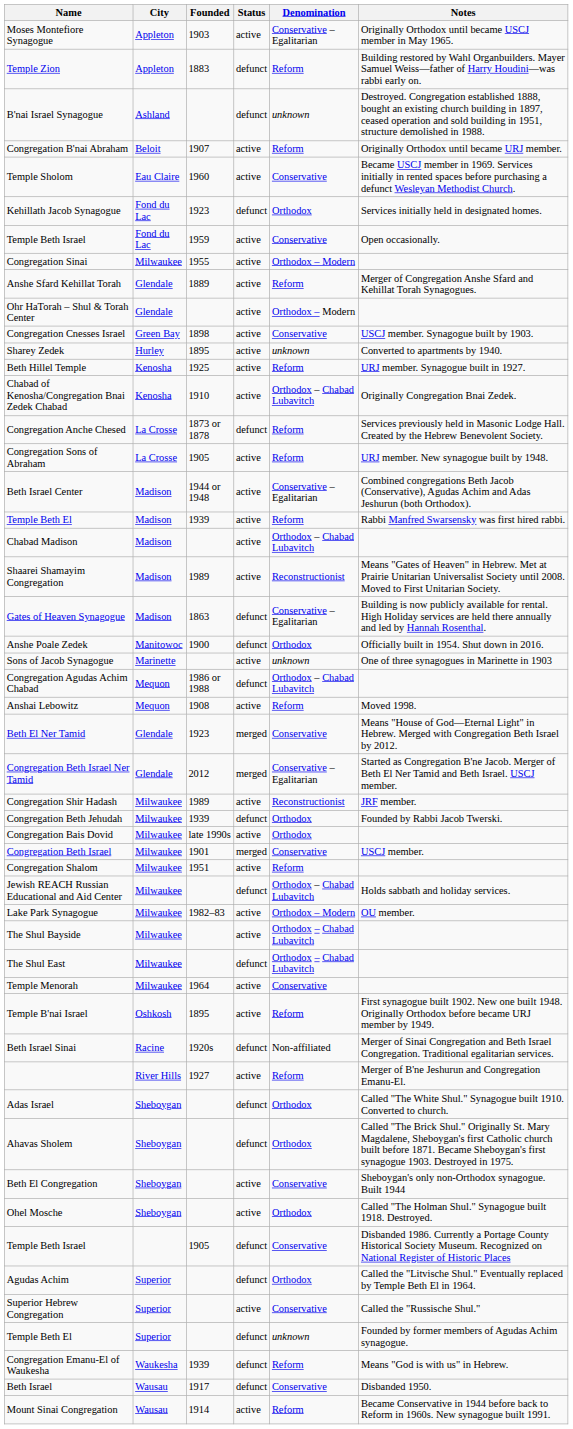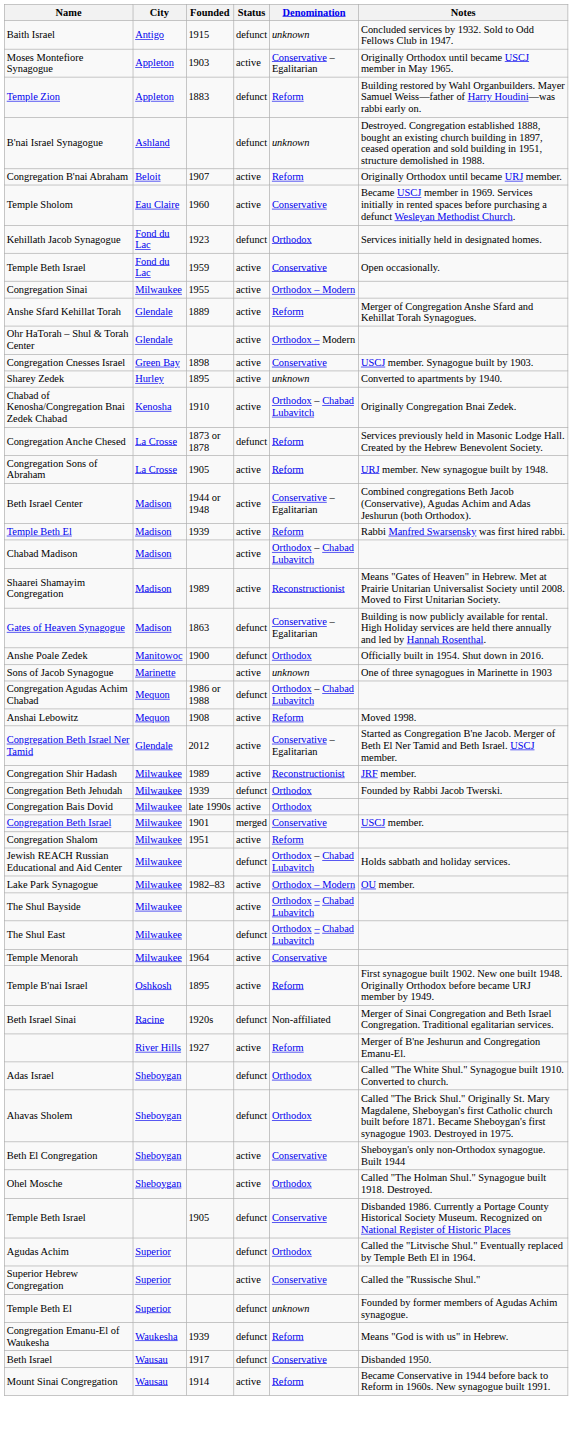+ row: (31, 35)
- row: (46, 367)
- row: (46, 734)
(251, 773) merged -> (248, 745) active
